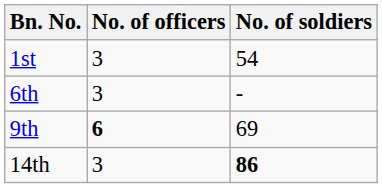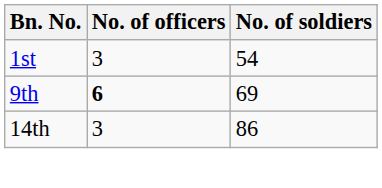- row: (24, 93)
(247, 164) bold -> (247, 128) normal
